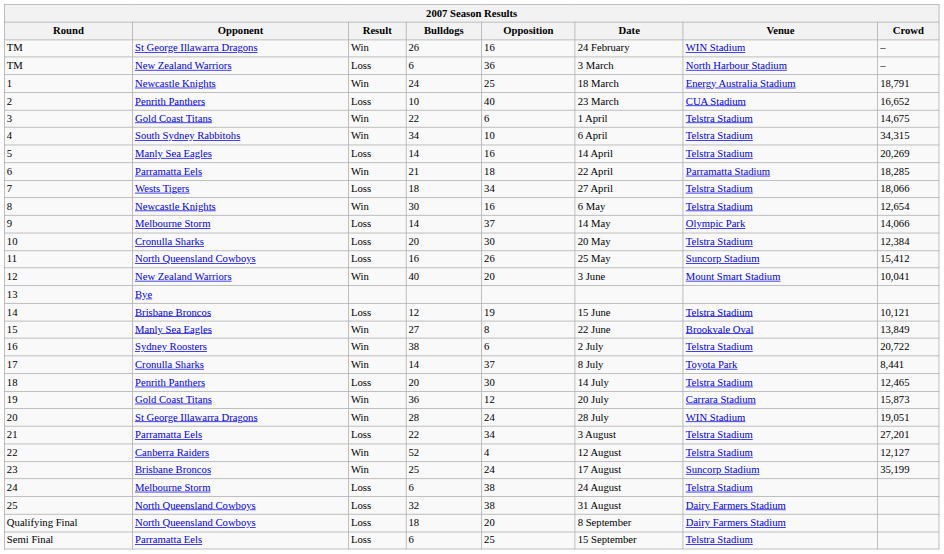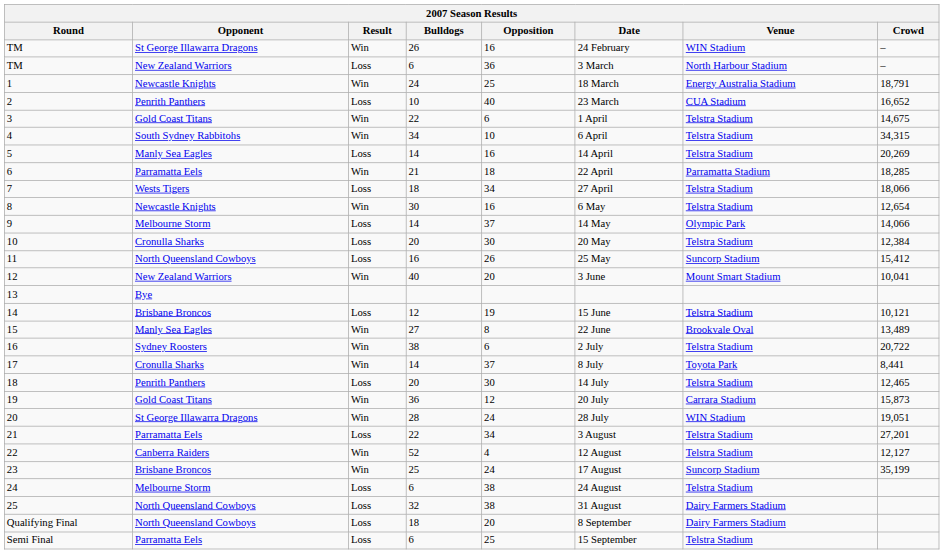(895, 330) 13,849 -> (895, 330) 13,489
